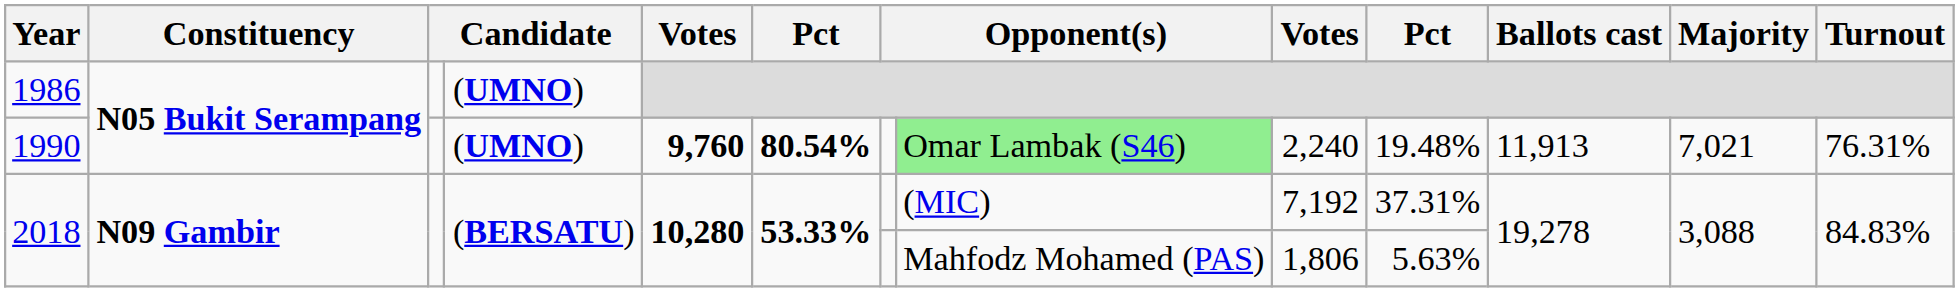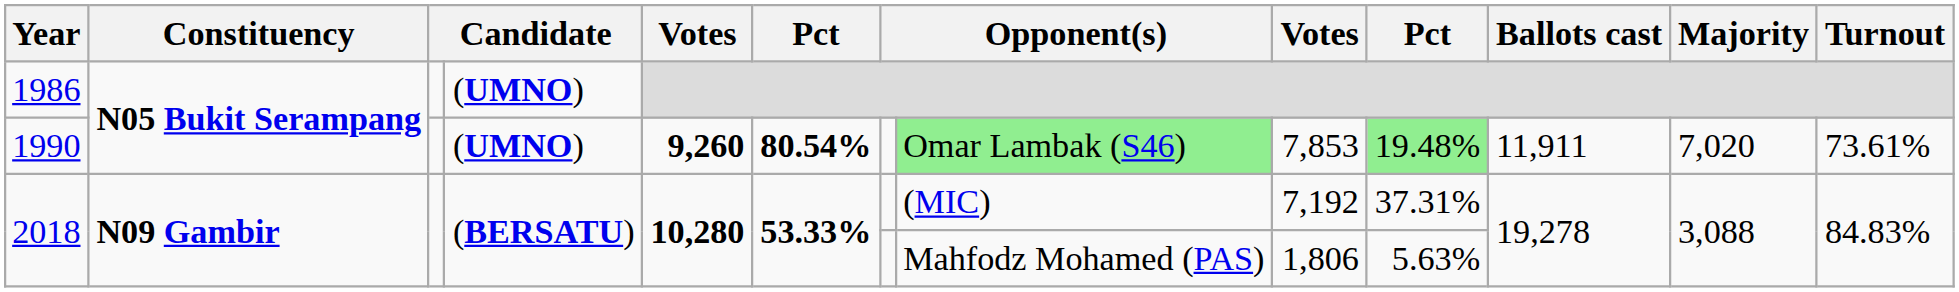(706, 145) 9,760 -> (706, 145) 9,260
(1320, 145) 2,240 -> (1320, 145) 7,853
(1427, 145) no background -> (1427, 145) lightgreen background
(1542, 145) 11,913 -> (1542, 145) 11,911
(1716, 145) 7,021 -> (1716, 145) 7,020
(1878, 145) 76.31% -> (1878, 145) 73.61%
